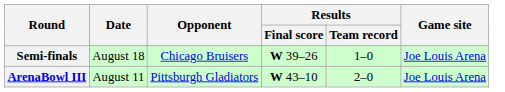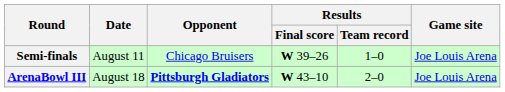(118, 55) August 18 -> (118, 55) August 11
(118, 76) August 11 -> (118, 76) August 18
(204, 76) normal -> (210, 76) bold
